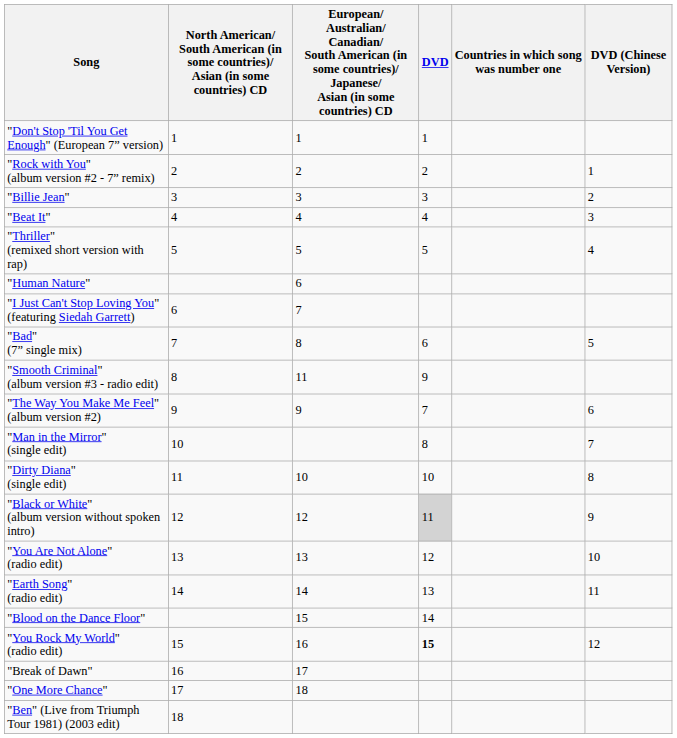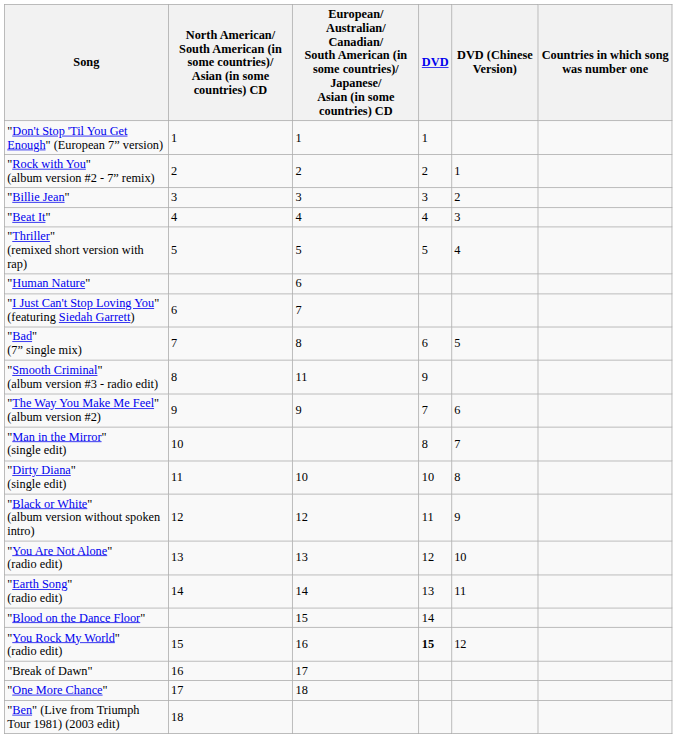columns swapped: (628, 62) <-> (518, 62)
(428, 517) lightgrey background -> (428, 517) no background
